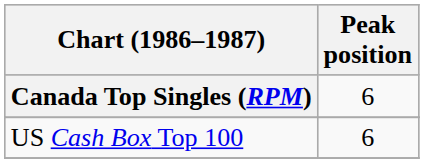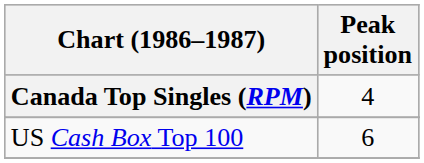(368, 95) 6 -> (368, 95) 4
